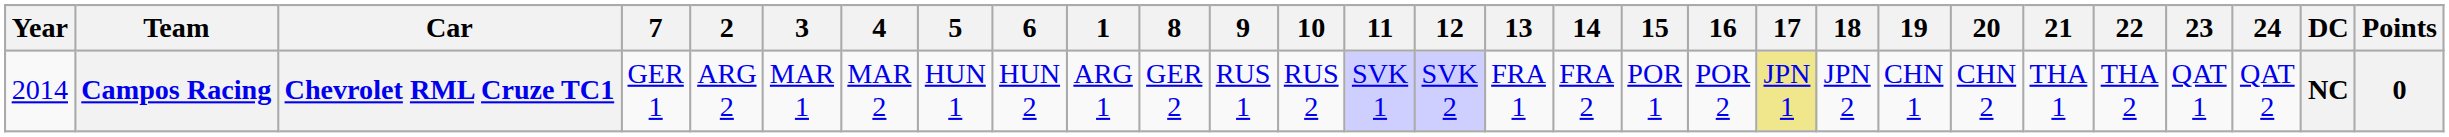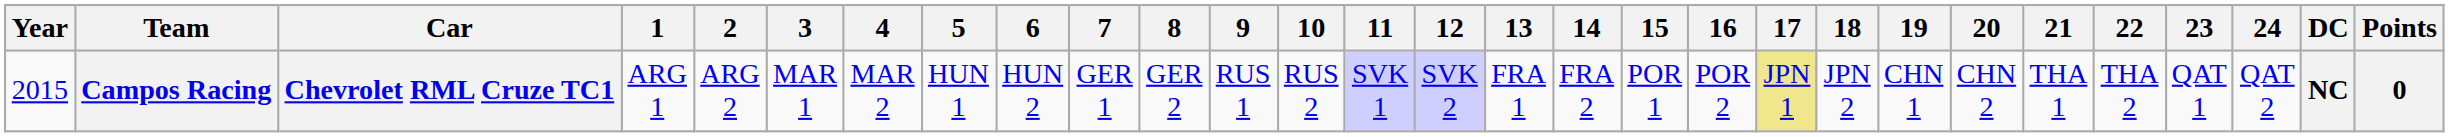columns swapped: (1103, 27) <-> (656, 27)
(40, 90) 2014 -> (40, 90) 2015
